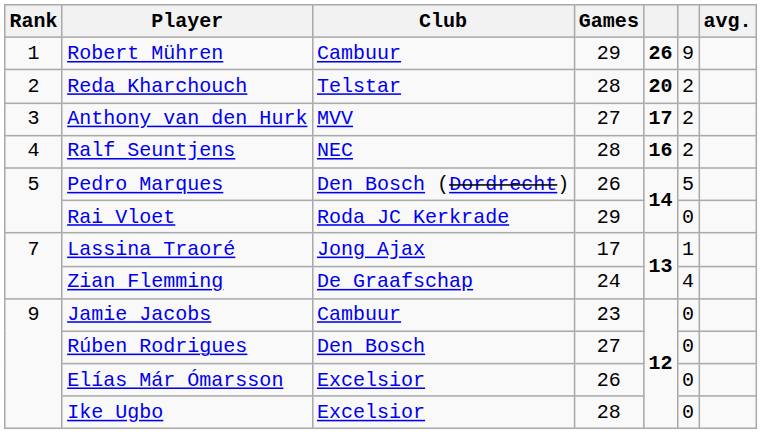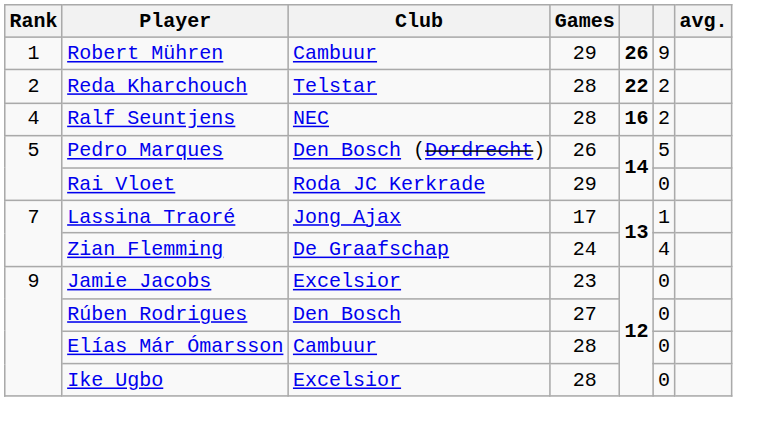(660, 86) 20 -> (636, 86) 22
- row: (187, 119)
(359, 315) Cambuur -> (347, 282) Excelsior
(371, 380) Excelsior -> (335, 347) Cambuur
(609, 380) 26 -> (585, 347) 28
